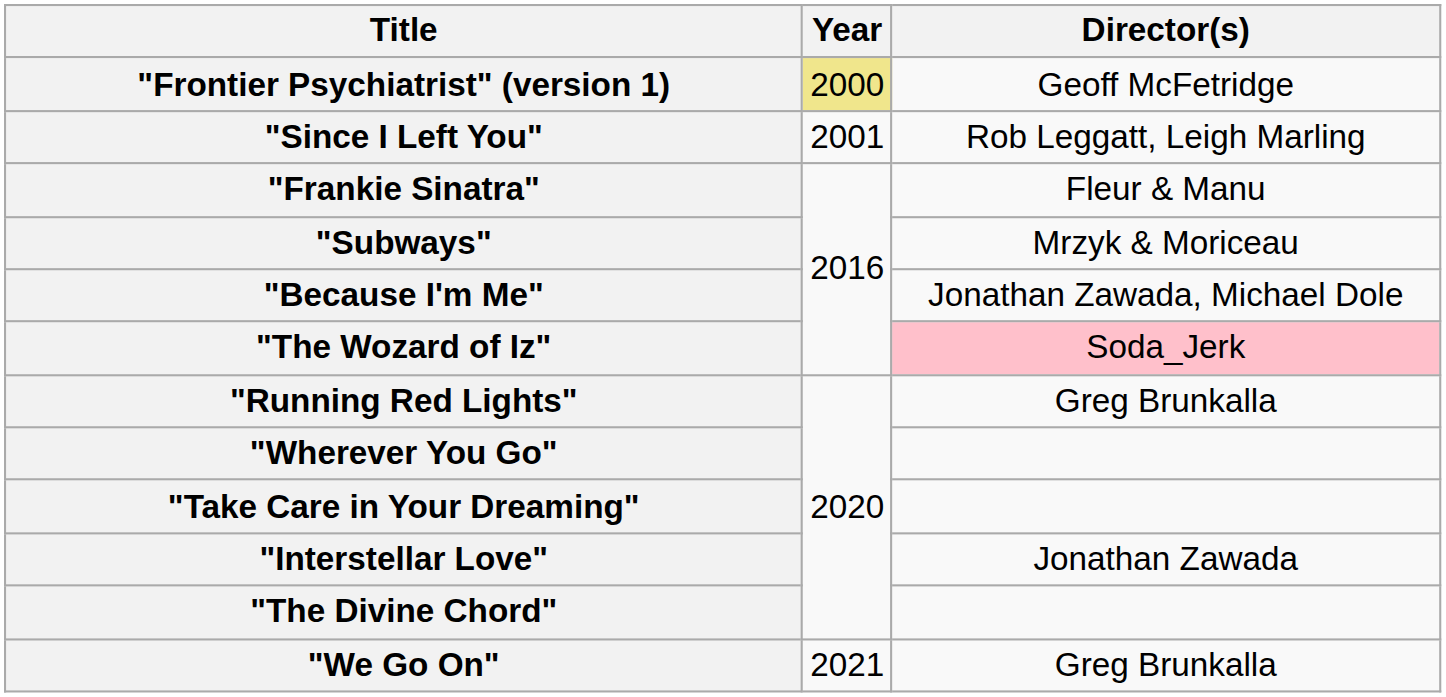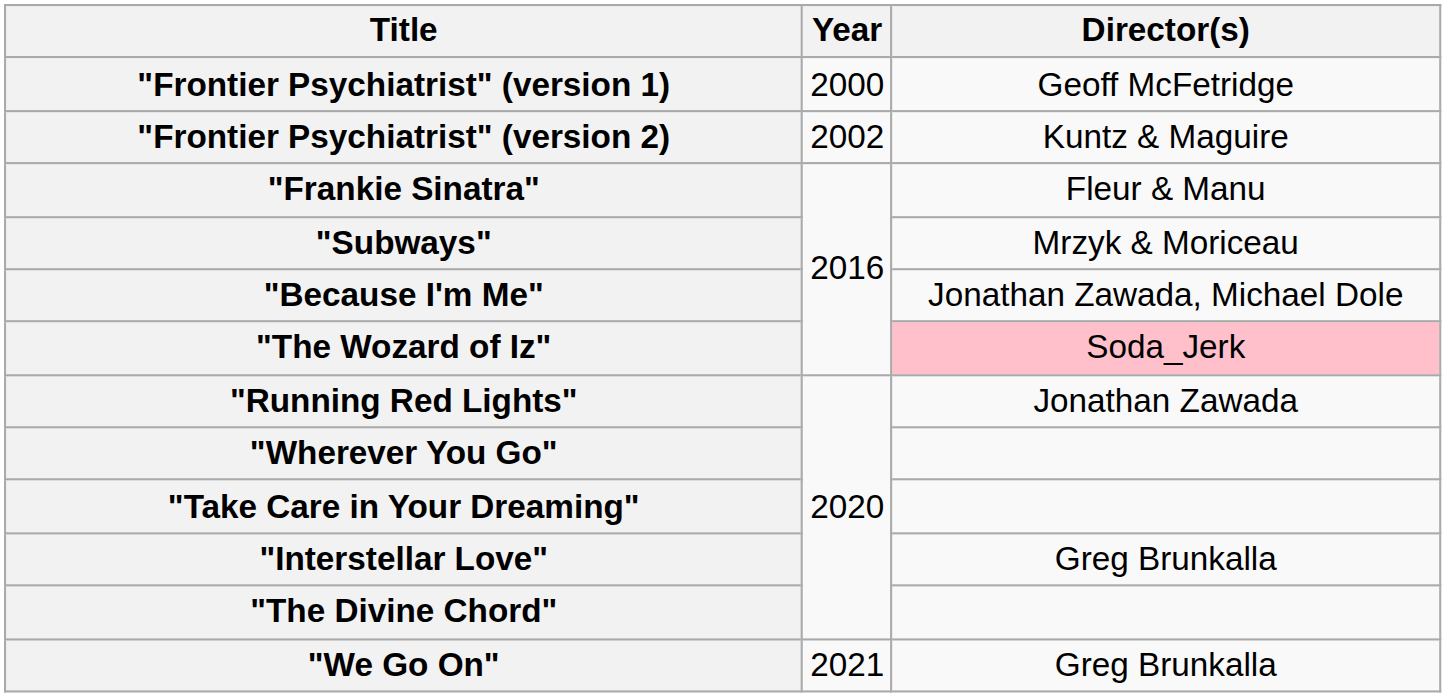(847, 83) khaki background -> (847, 83) no background
- row: (404, 136)
+ row: (404, 136)
(1166, 400) Greg Brunkalla -> (1166, 400) Jonathan Zawada
(1166, 558) Jonathan Zawada -> (1166, 558) Greg Brunkalla
